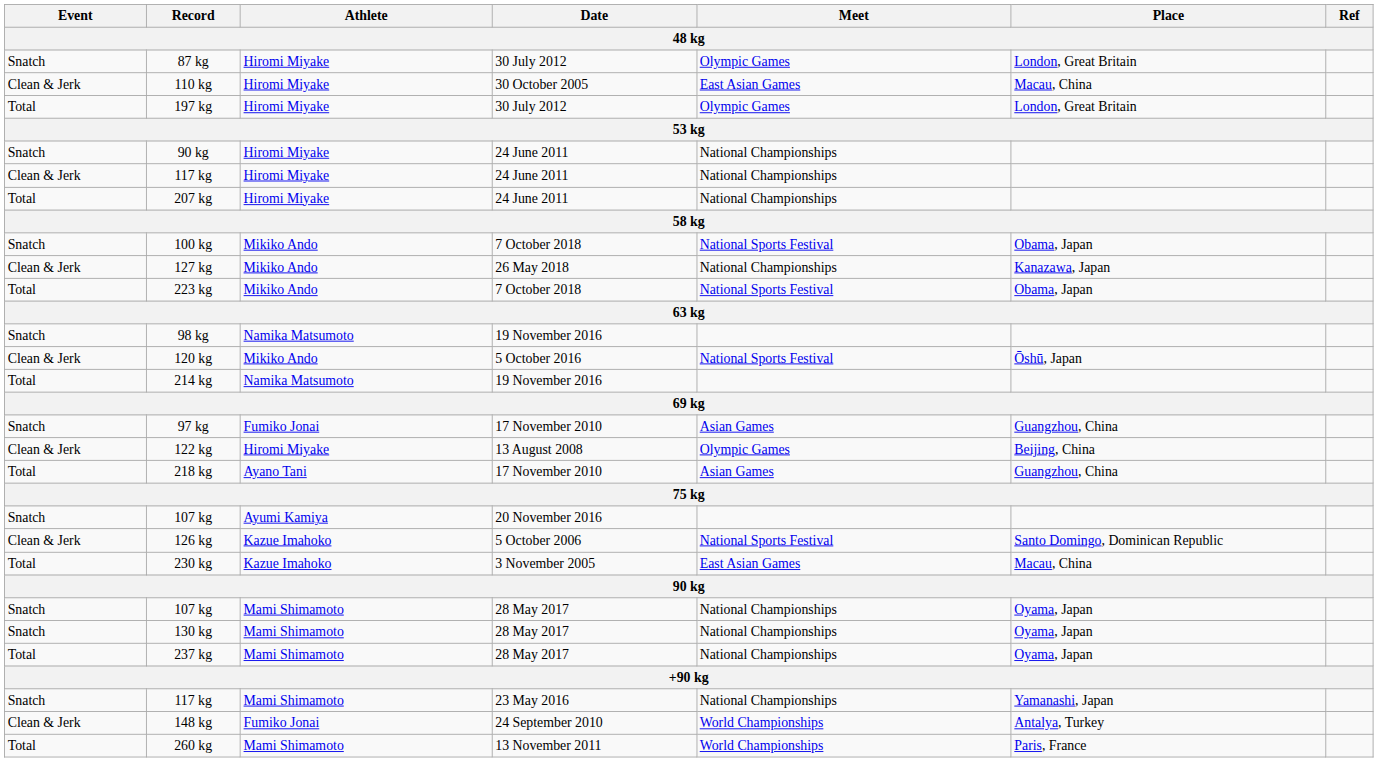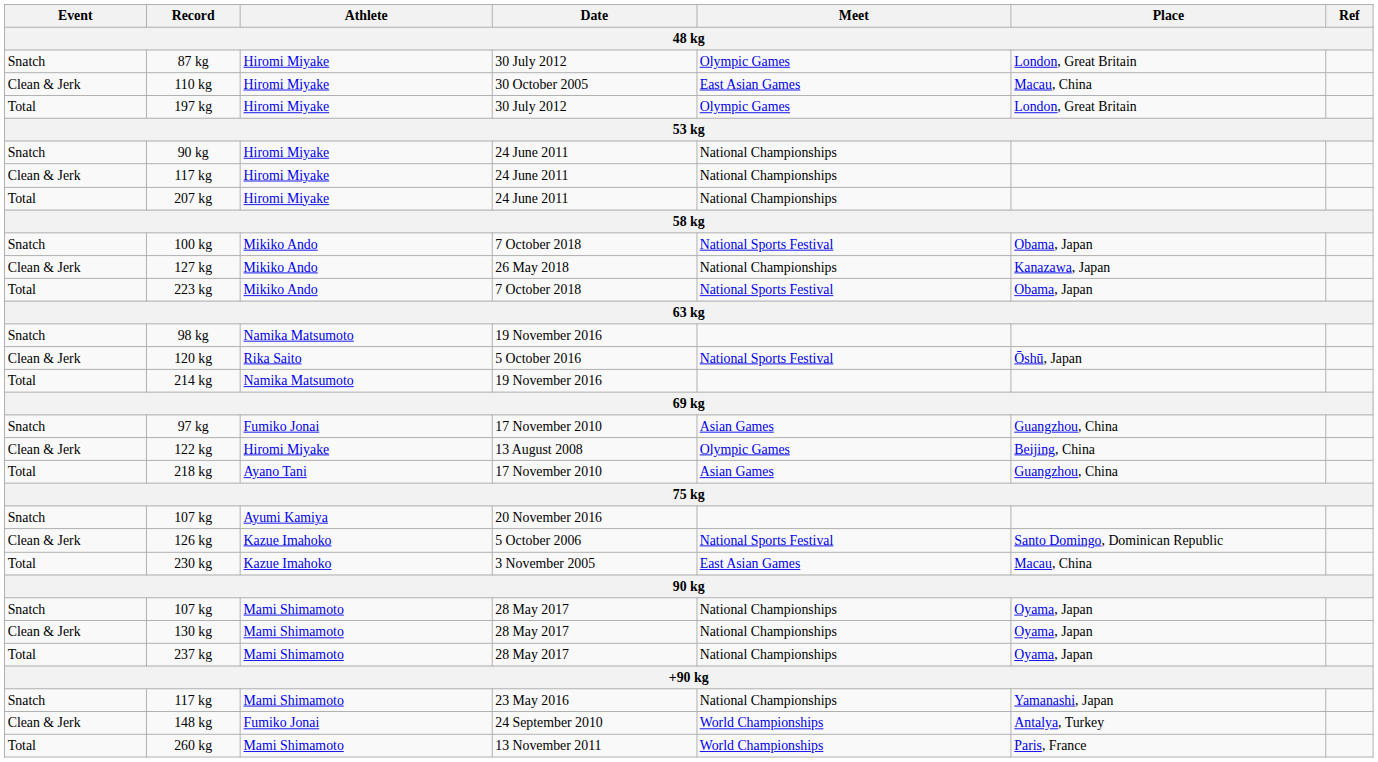(281, 358) Mikiko Ando -> (273, 358) Rika Saito
(26, 631) Snatch -> (44, 631) Clean & Jerk
